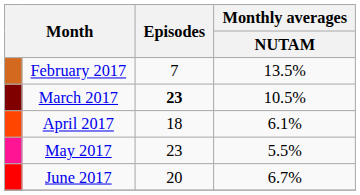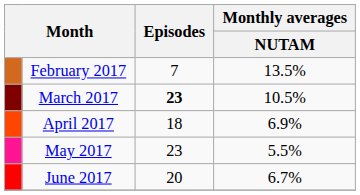(285, 124) 6.1% -> (285, 124) 6.9%
